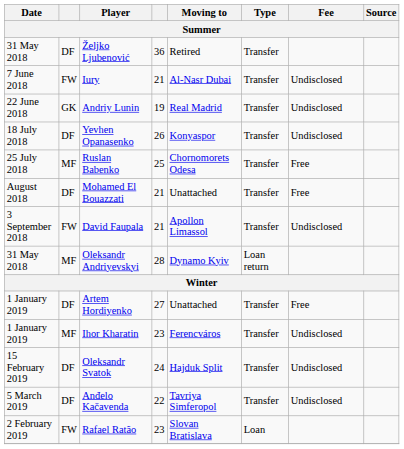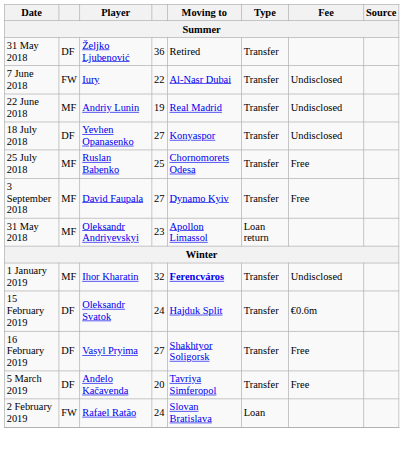(159, 79) 21 -> (159, 79) 22
(69, 107) GK -> (69, 107) MF
(159, 136) 26 -> (159, 136) 27
- row: (109, 192)
(69, 226) FW -> (69, 198) MF
(159, 226) 21 -> (159, 198) 27
(189, 226) Apollon Limassol -> (199, 198) Dynamo Kyiv
(316, 226) Undisclosed -> (300, 198) Free
(159, 260) 28 -> (159, 232) 23
(199, 260) Dynamo Kyiv -> (189, 232) Apollon Limassol
- row: (107, 305)
(159, 333) 23 -> (159, 277) 32
(195, 333) normal -> (197, 277) bold
(316, 367) Undisclosed -> (304, 311) €0.6m
+ row: (110, 351)
(159, 401) 22 -> (159, 385) 20
(316, 401) Undisclosed -> (300, 385) Free
(159, 429) 23 -> (159, 413) 24
